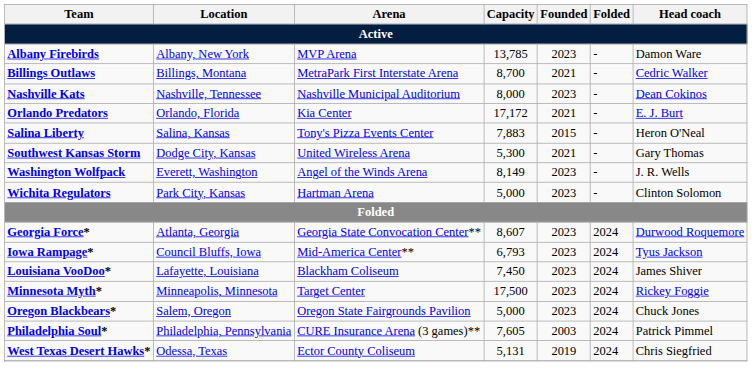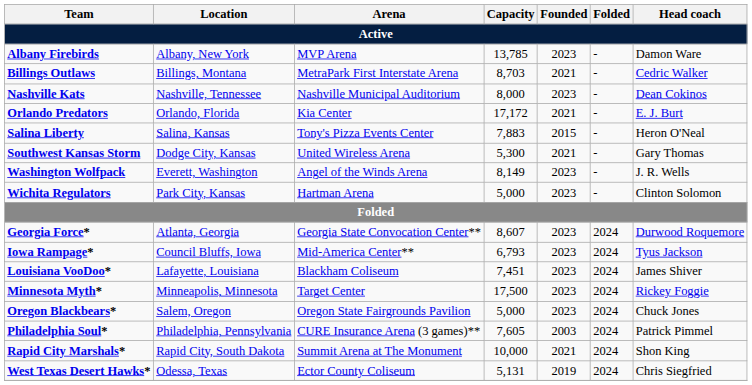(511, 73) 8,700 -> (511, 73) 8,703
(511, 271) 7,450 -> (511, 271) 7,451
+ row: (66, 350)
